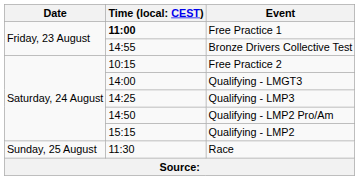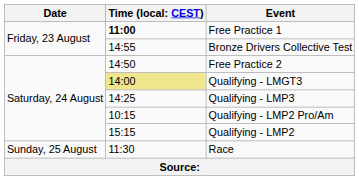(122, 64) 10:15 -> (122, 64) 14:50
(122, 82) no background -> (122, 82) khaki background
(122, 116) 14:50 -> (122, 116) 10:15
